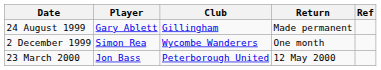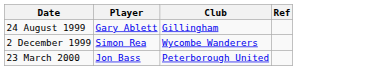- column: (313, 12)
